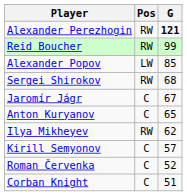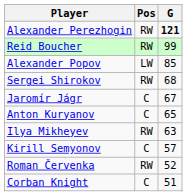(170, 132) 62 -> (170, 132) 63
(146, 165) C -> (146, 165) RW
